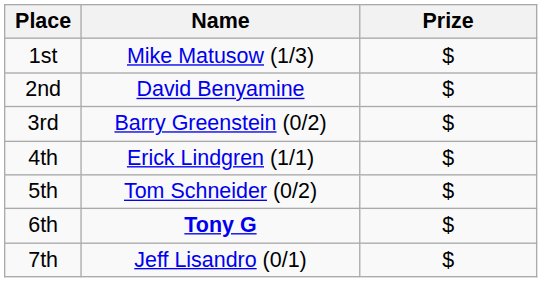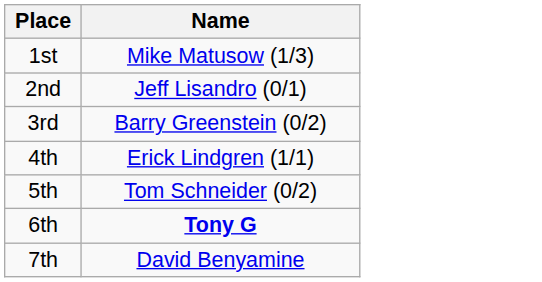- column: (448, 21)
(220, 89) David Benyamine -> (220, 89) Jeff Lisandro (0/1)
(220, 259) Jeff Lisandro (0/1) -> (220, 259) David Benyamine
